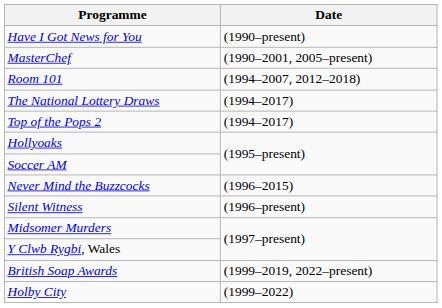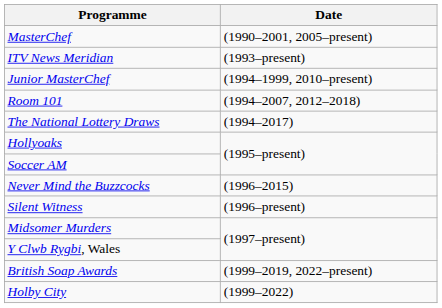- row: (75, 36)
+ row: (60, 57)
+ row: (58, 79)
- row: (54, 121)
